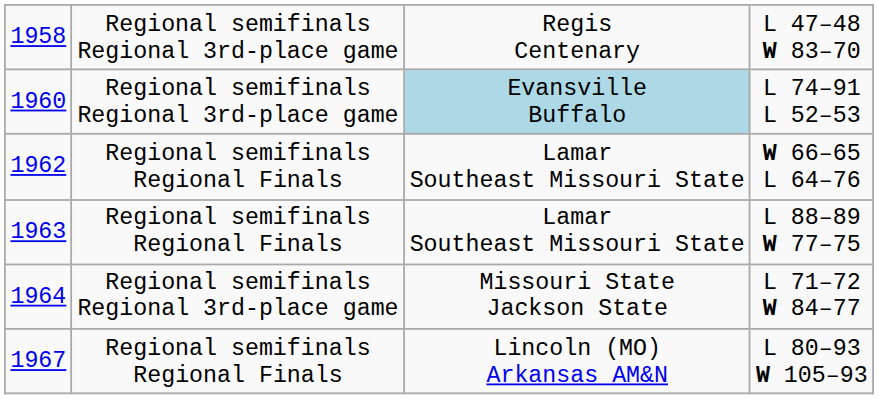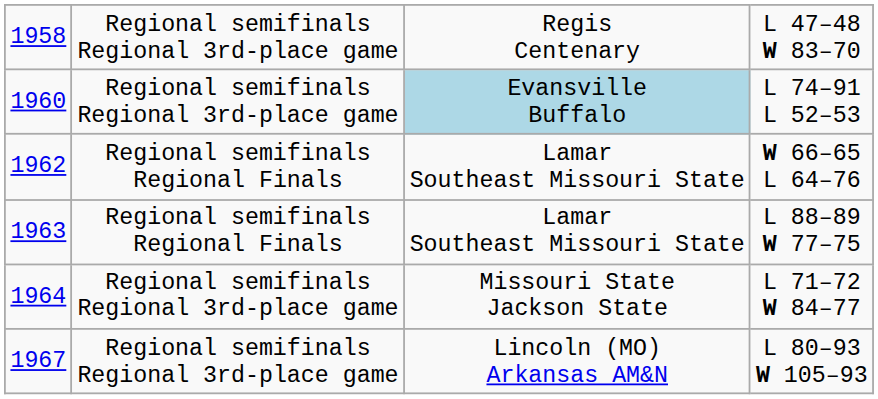(238, 361) Regional semifinals Regional Finals -> (238, 361) Regional semifinals Regional 3rd-place game
